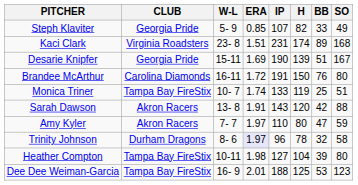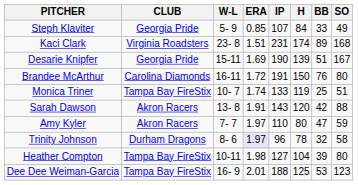(301, 28) 82 -> (301, 28) 84
